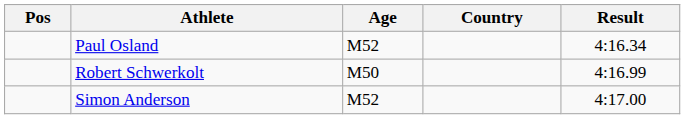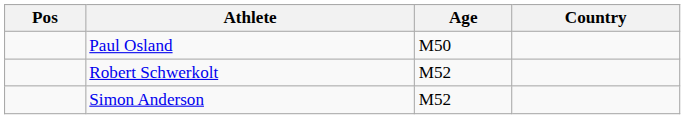- column: (620, 18)
(363, 45) M52 -> (435, 45) M50
(363, 72) M50 -> (435, 72) M52
